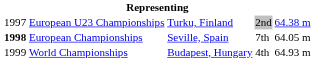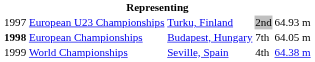(293, 22) 64.38 m -> (293, 22) 64.93 m
(198, 37) Seville, Spain -> (210, 37) Budapest, Hungary
(210, 52) Budapest, Hungary -> (198, 52) Seville, Spain
(293, 52) 64.93 m -> (293, 52) 64.38 m
